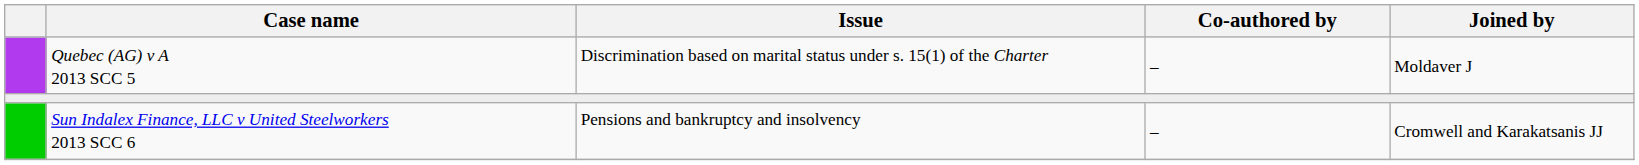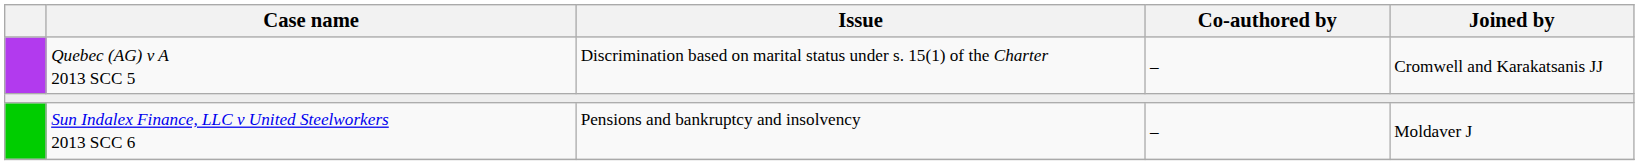(1433, 66) Moldaver J -> (1499, 66) Cromwell and Karakatsanis JJ
(1499, 131) Cromwell and Karakatsanis JJ -> (1433, 131) Moldaver J
